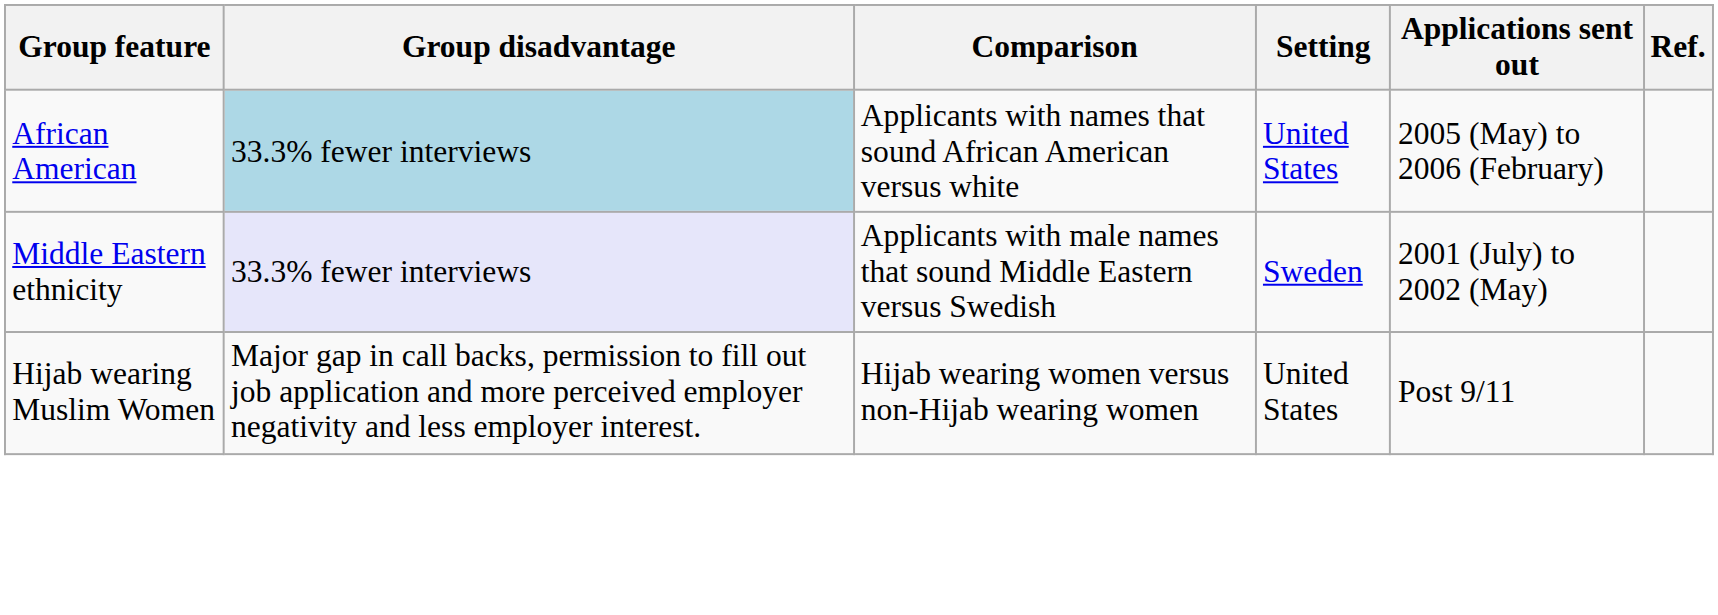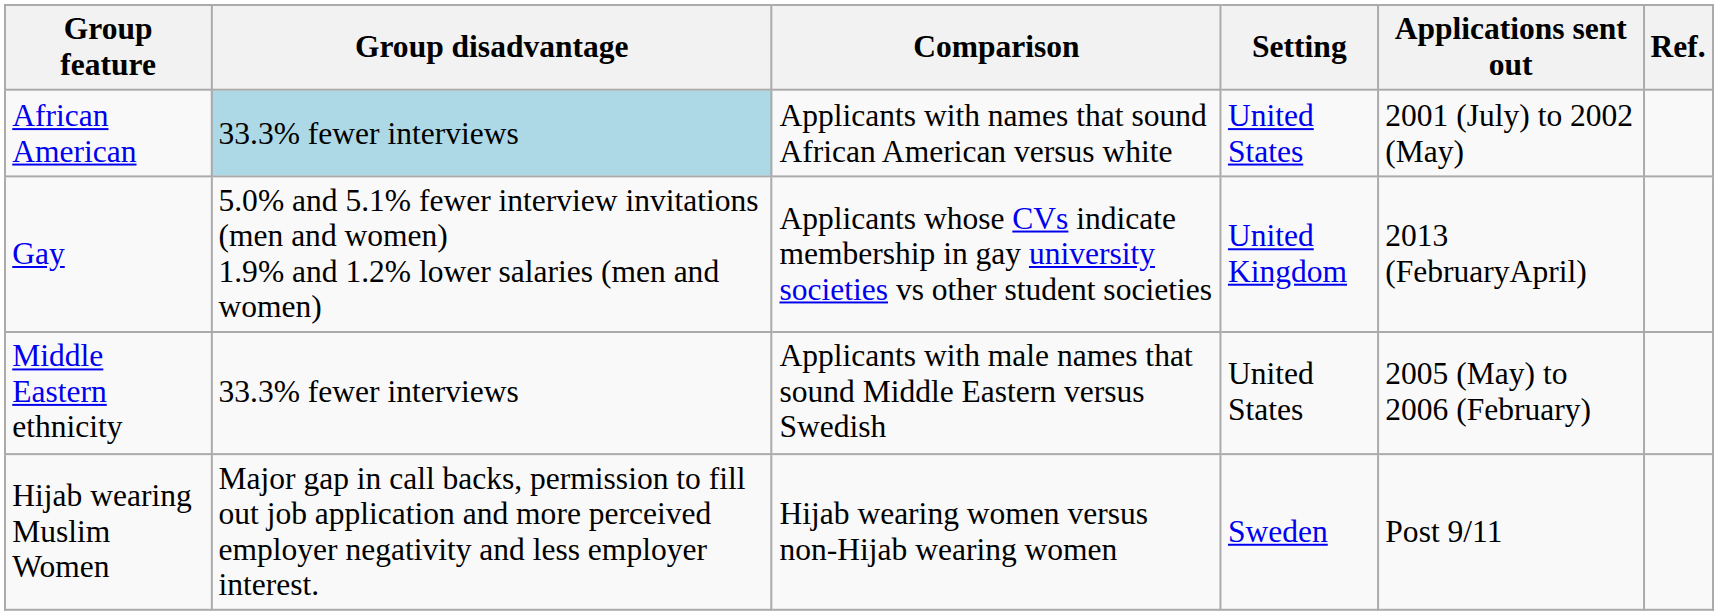(1501, 150) 2005 (May) to 2006 (February) -> (1509, 132) 2001 (July) to 2002 (May)
+ row: (39, 253)
(381, 271) lavender background -> (369, 392) no background
(1313, 271) Sweden -> (1271, 392) United States
(1487, 271) 2001 (July) to 2002 (May) -> (1488, 392) 2005 (May) to 2006 (February)
(1306, 392) United States -> (1278, 530) Sweden
